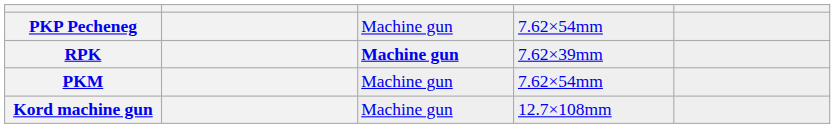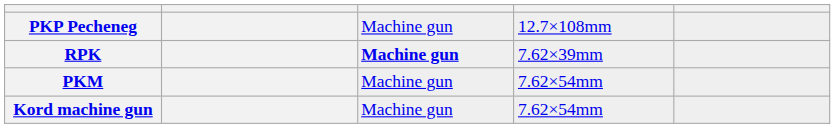(560, 26) 7.62×54mm -> (565, 26) 12.7×108mm
(565, 109) 12.7×108mm -> (560, 109) 7.62×54mm
